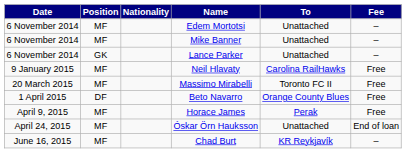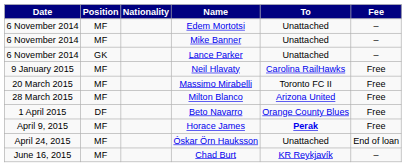+ row: (216, 98)
(306, 112) normal -> (306, 127) bold
